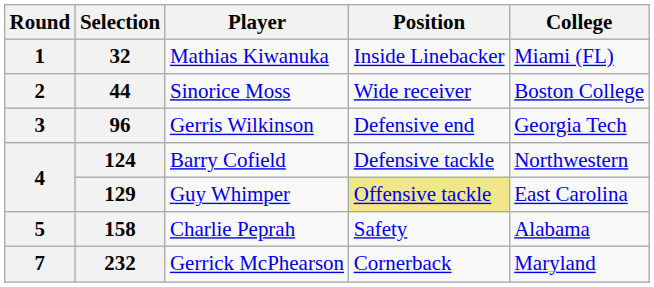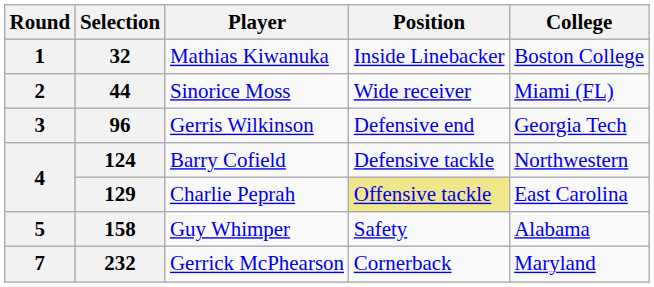(564, 56) Miami (FL) -> (579, 56) Boston College
(579, 91) Boston College -> (564, 91) Miami (FL)
(230, 194) Guy Whimper -> (233, 194) Charlie Peprah
(233, 229) Charlie Peprah -> (230, 229) Guy Whimper
